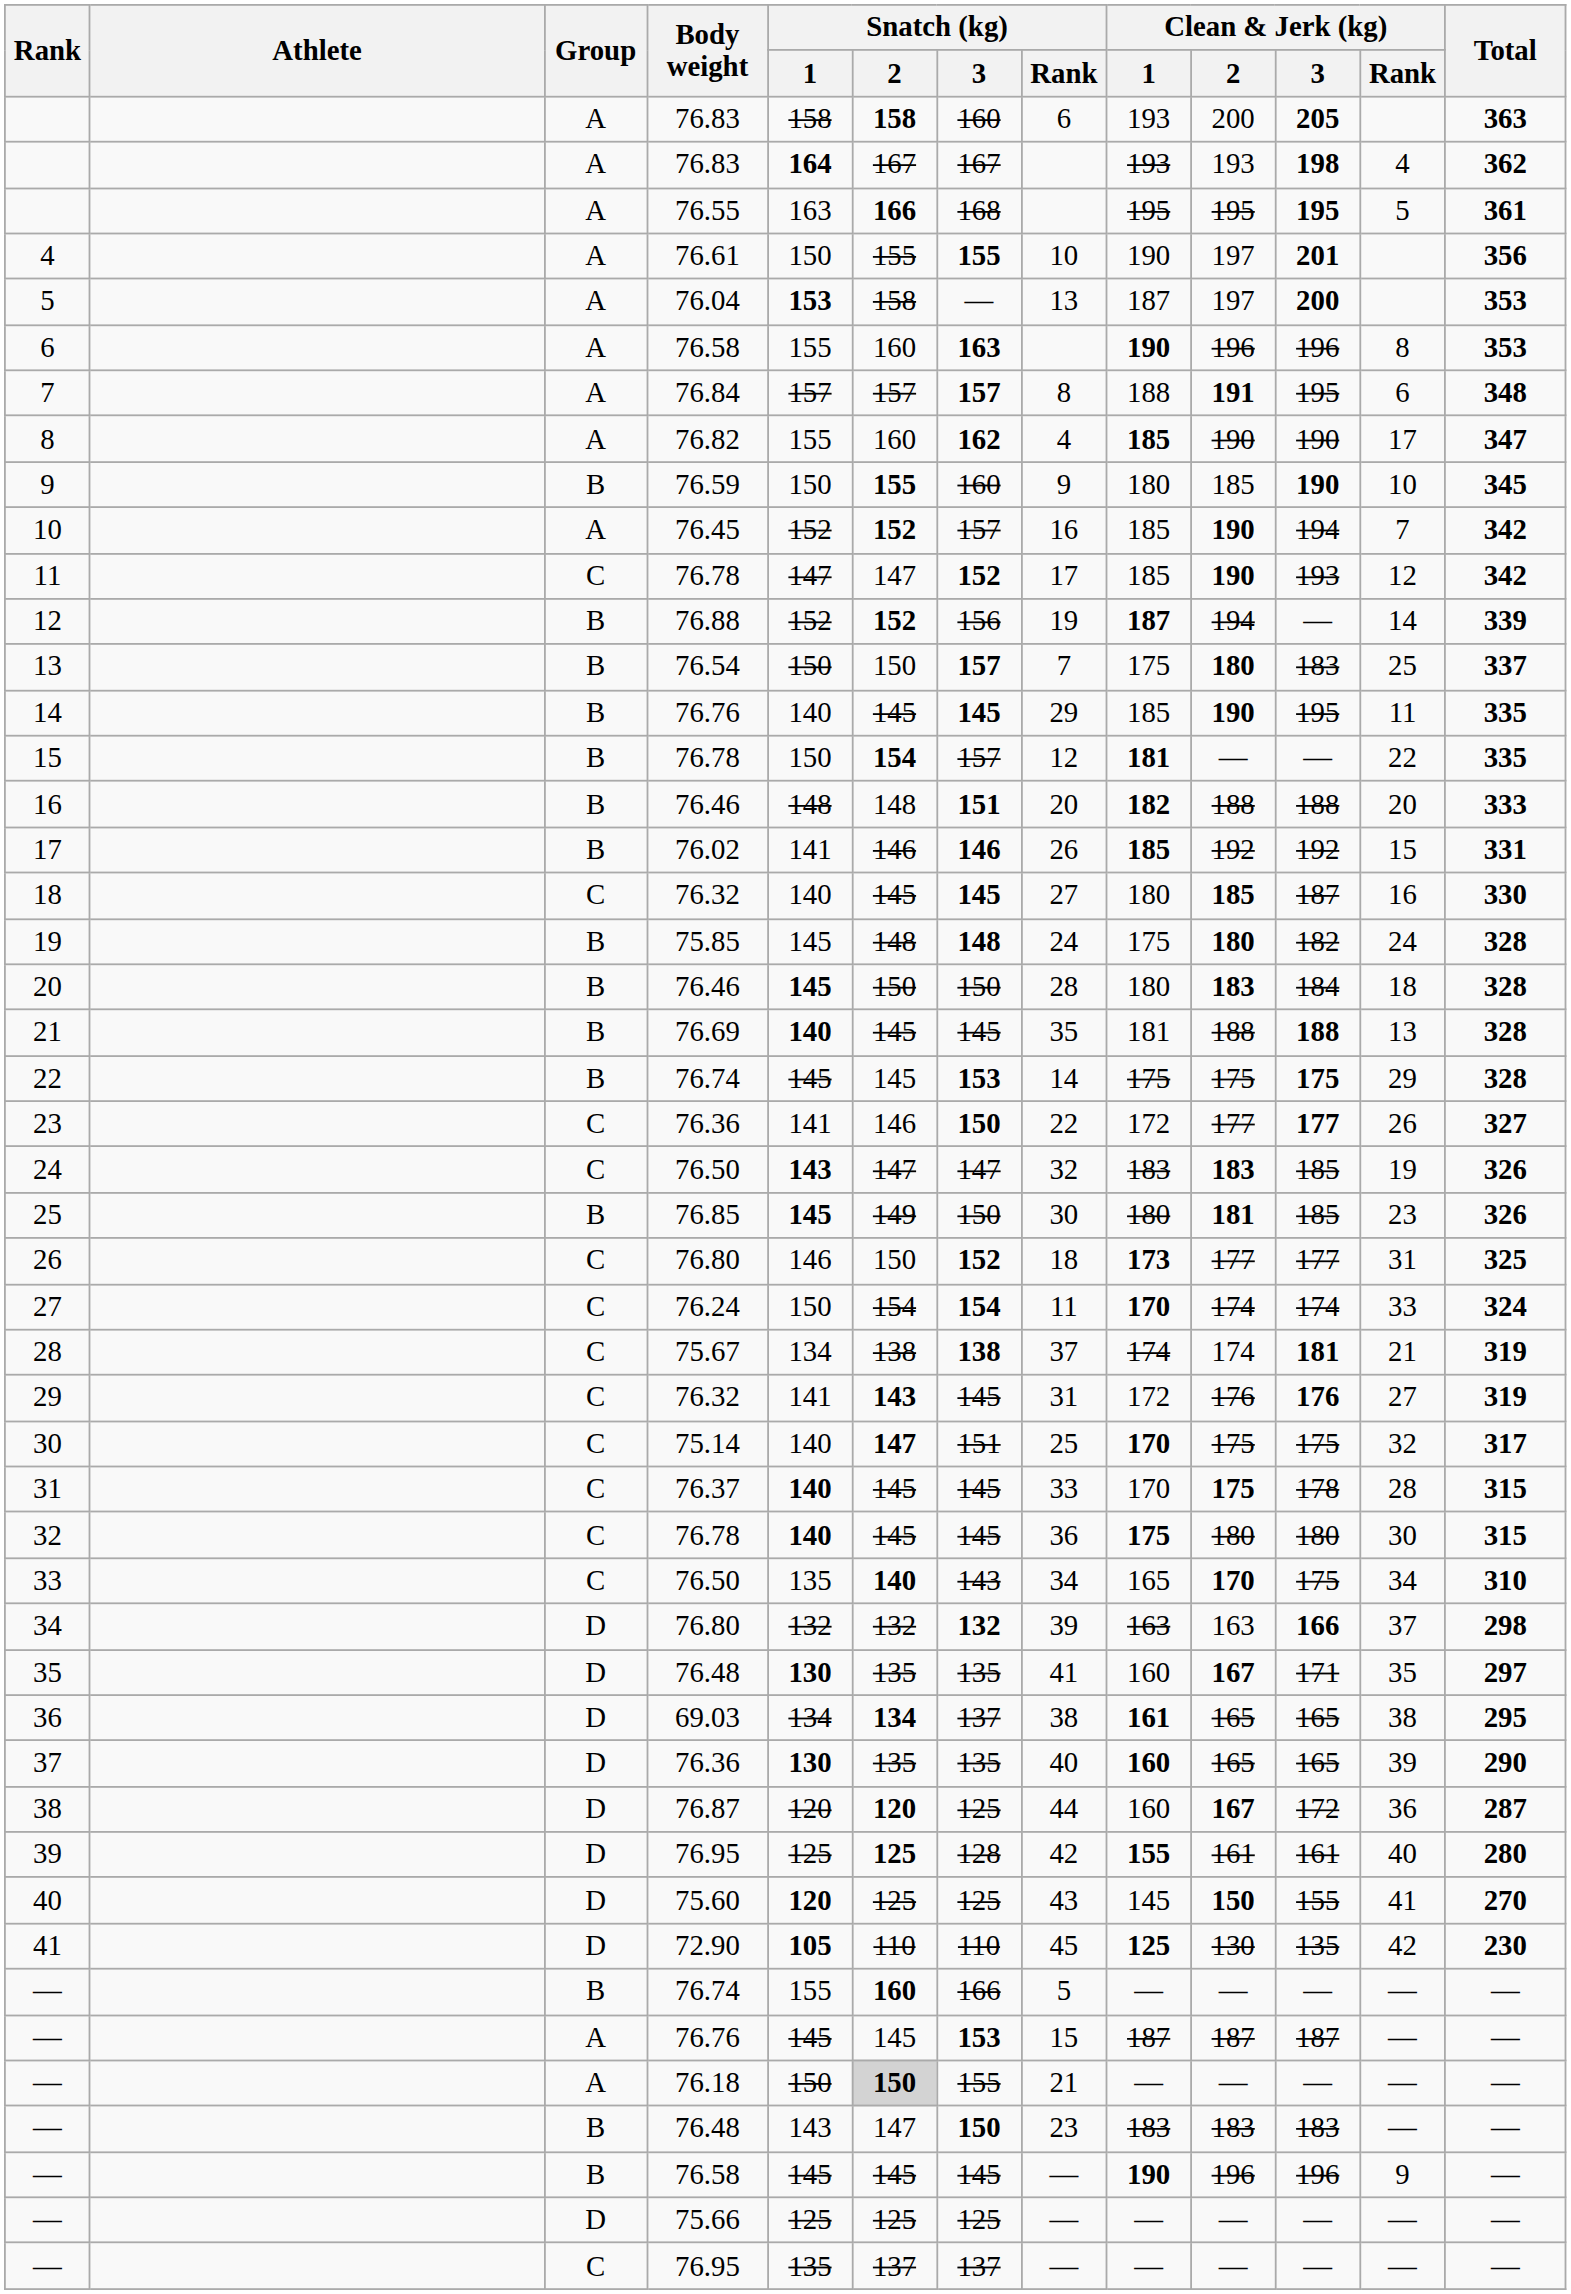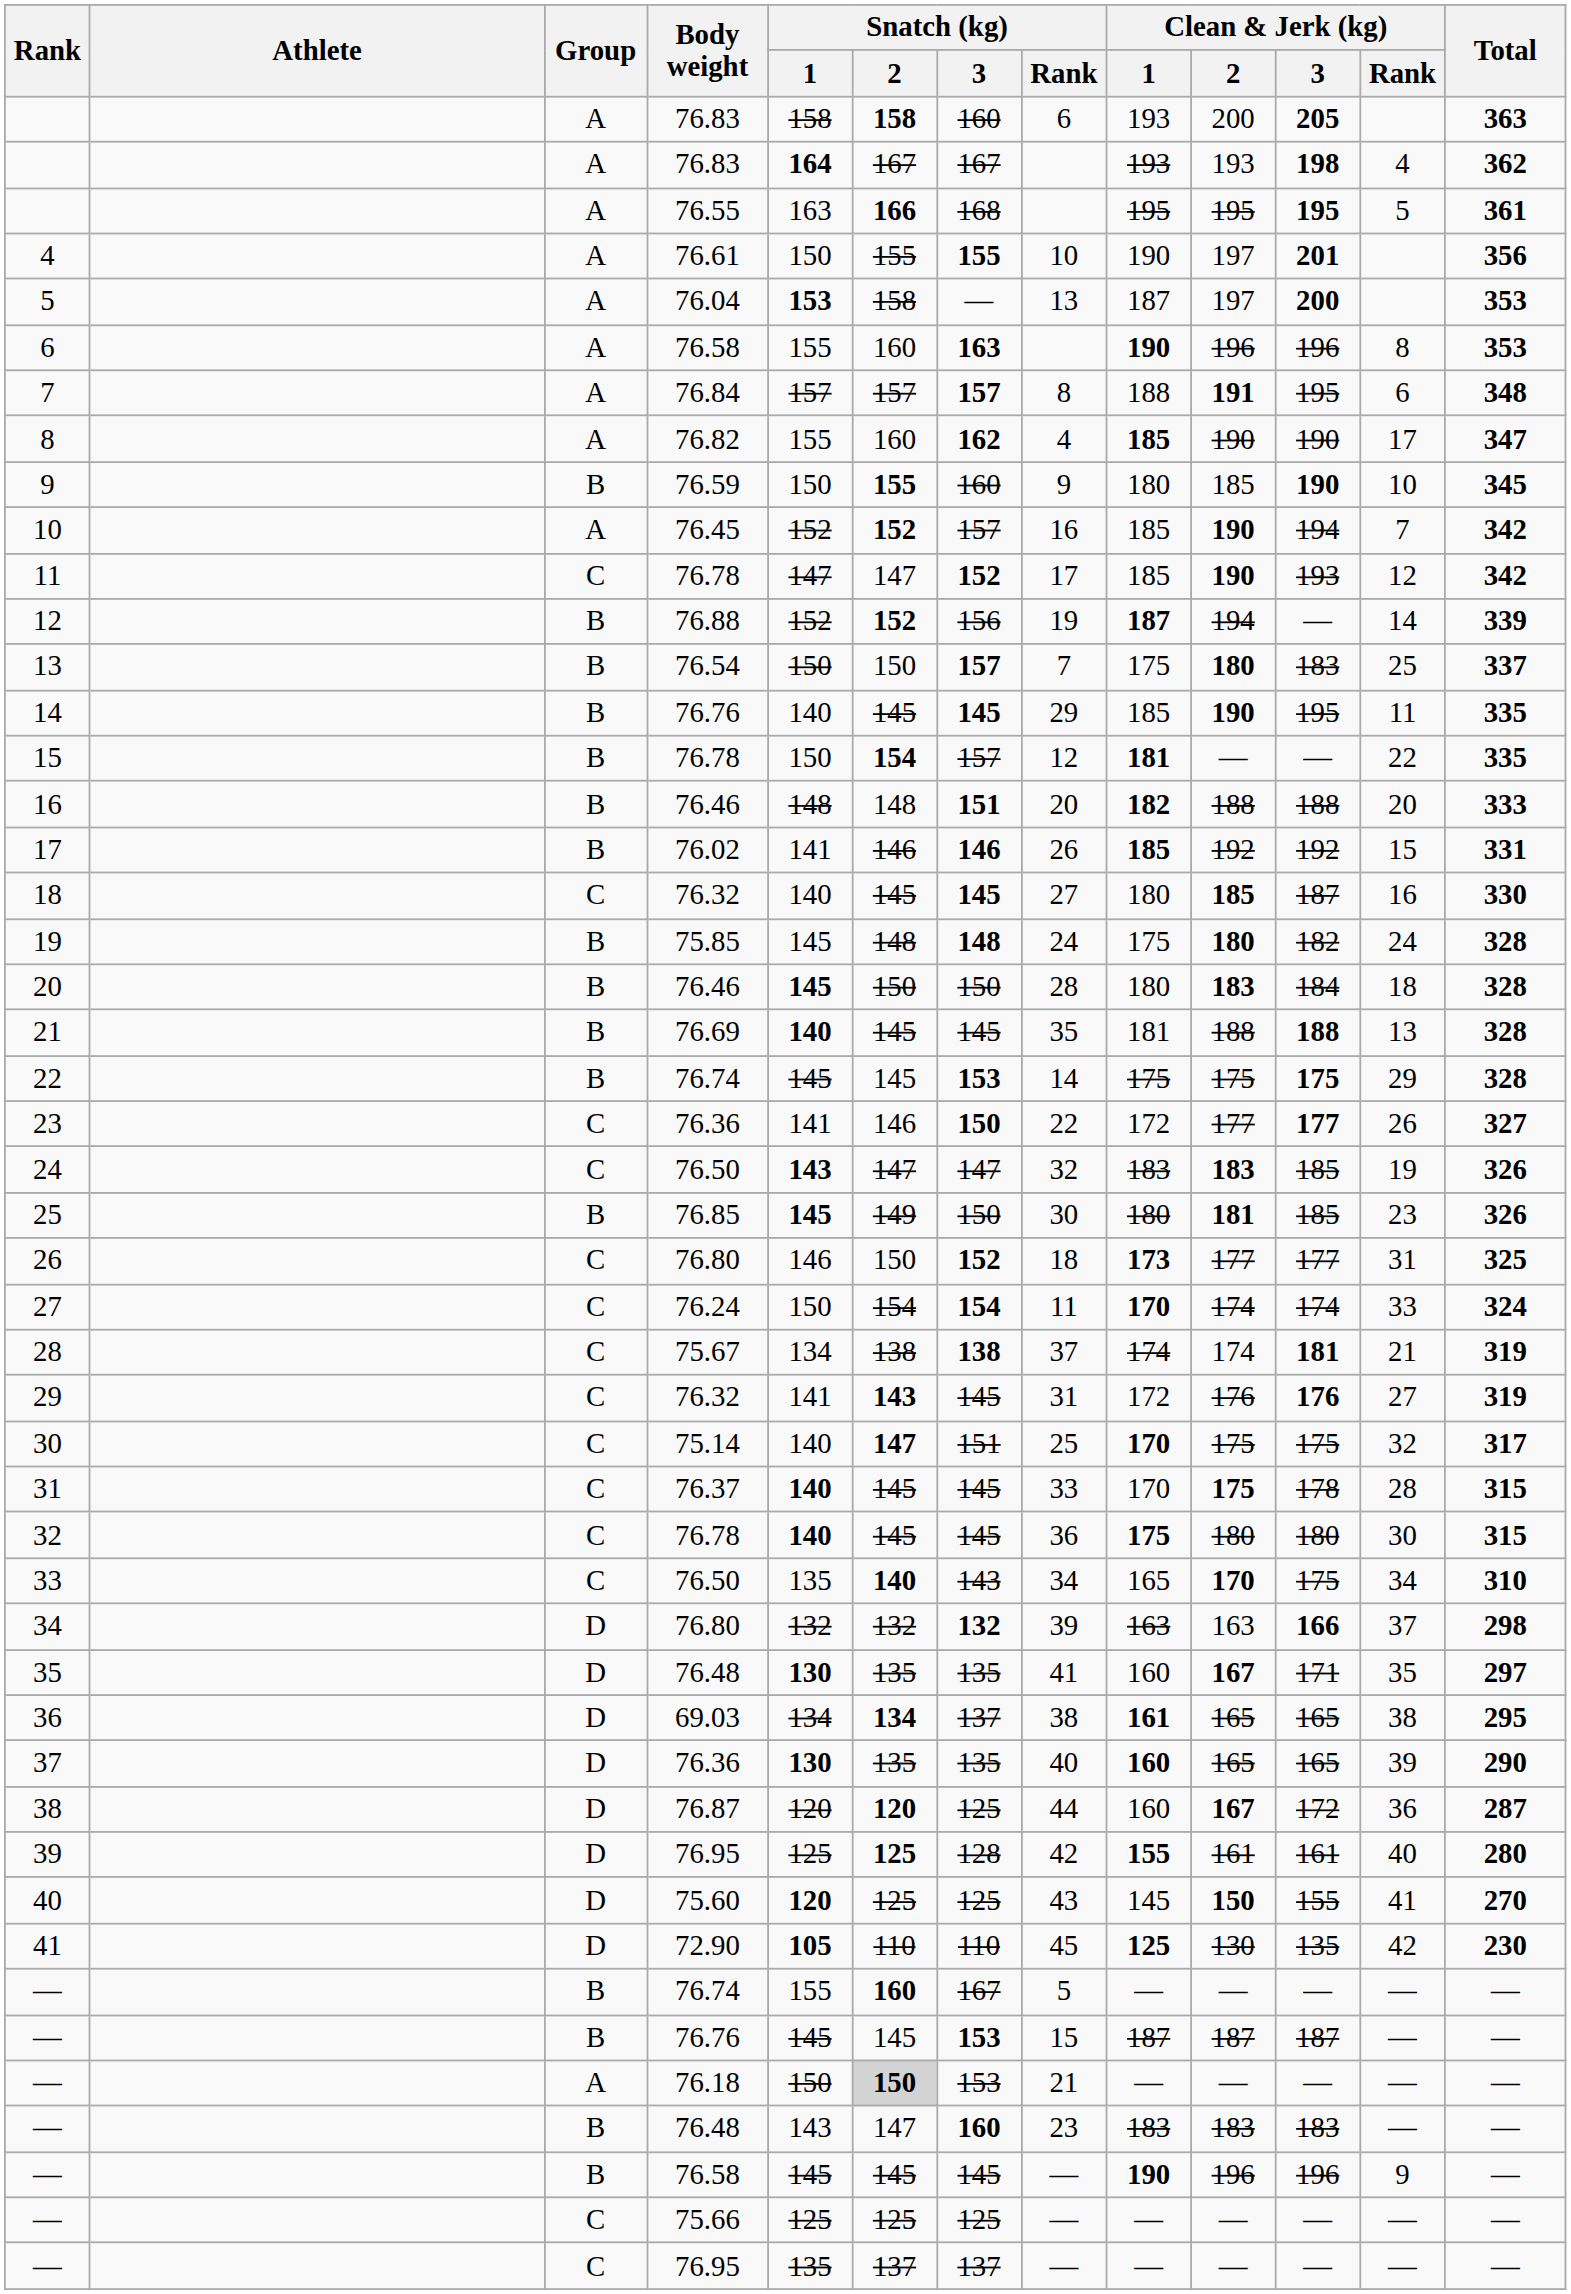(979, 1991) 166 -> (979, 1991) 167
(596, 2037) A -> (596, 2037) B
(979, 2082) 155 -> (979, 2082) 153
(979, 2128) 150 -> (979, 2128) 160
(596, 2219) D -> (596, 2219) C
